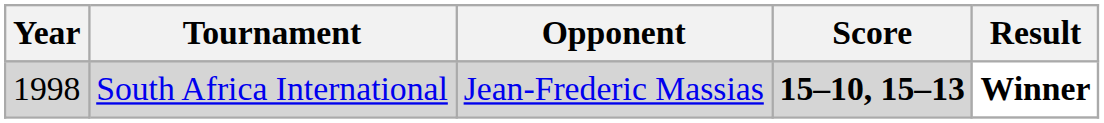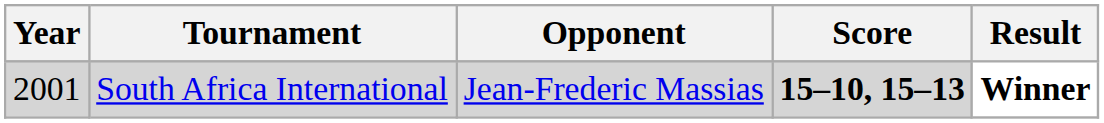(47, 88) 1998 -> (47, 88) 2001
